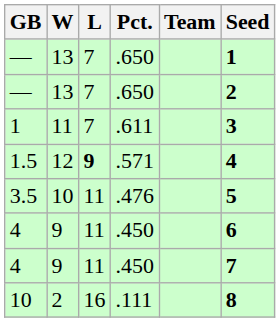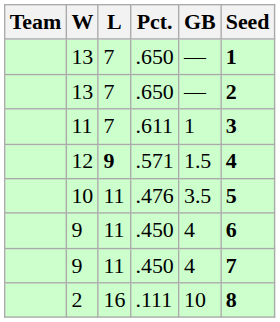columns swapped: (190, 21) <-> (26, 21)
